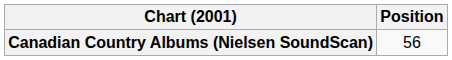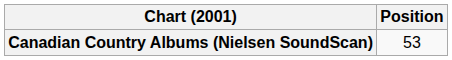(412, 42) 56 -> (412, 42) 53
